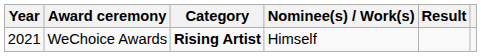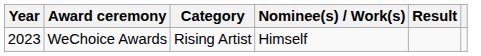(24, 39) 2021 -> (24, 39) 2023
(217, 39) bold -> (213, 39) normal
